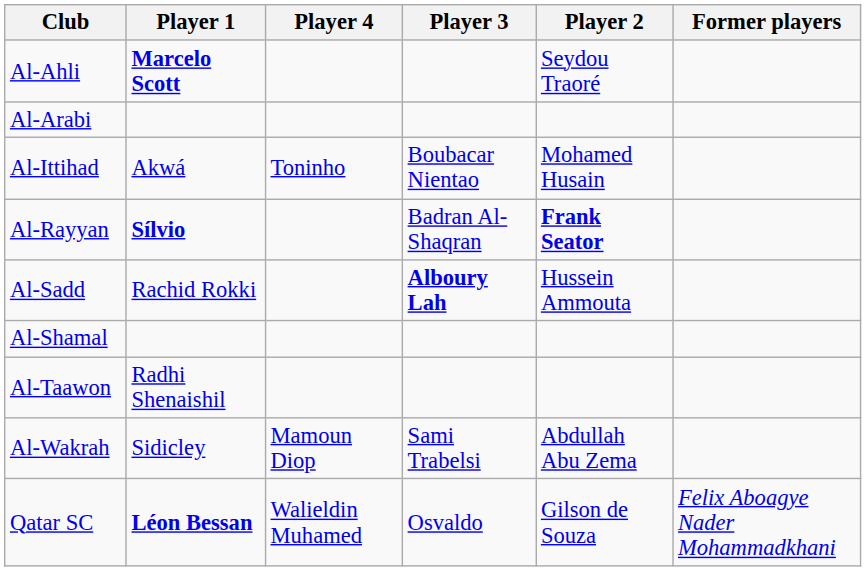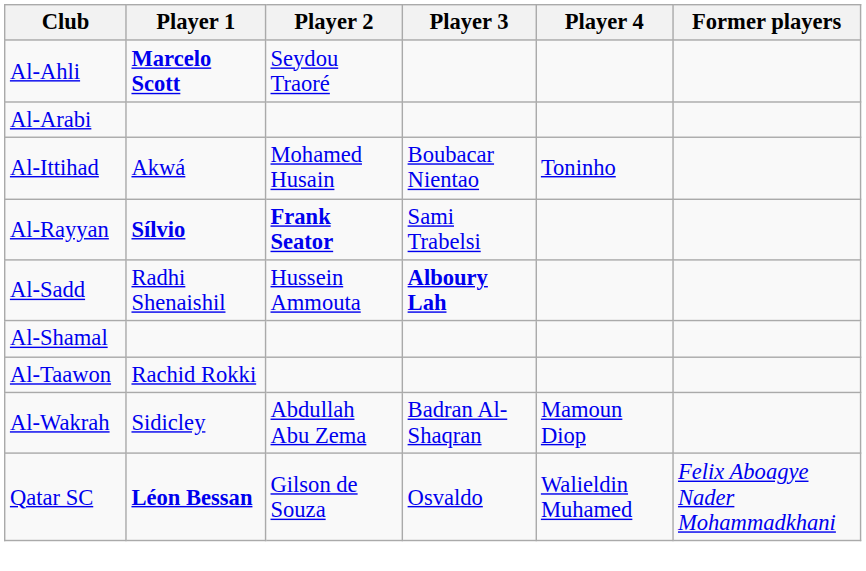columns swapped: (604, 22) <-> (334, 22)
(457, 228) Badran Al-Shaqran -> (444, 228) Sami Trabelsi
(194, 290) Rachid Rokki -> (178, 290) Radhi Shenaishil
(178, 387) Radhi Shenaishil -> (194, 374) Rachid Rokki
(444, 448) Sami Trabelsi -> (457, 422) Badran Al-Shaqran
